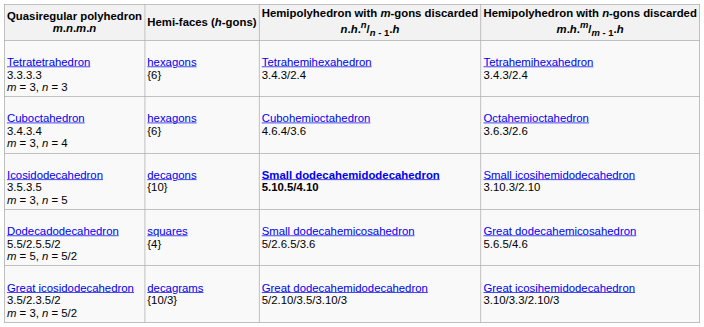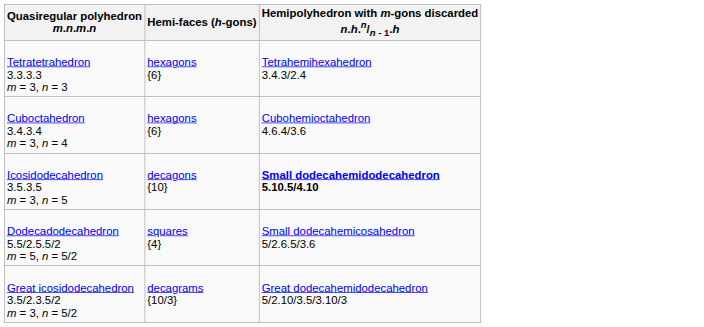- column: (590, 22)
